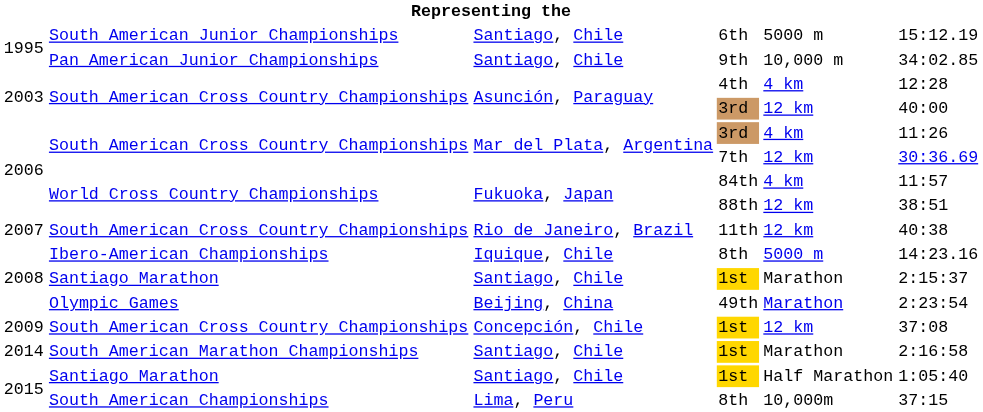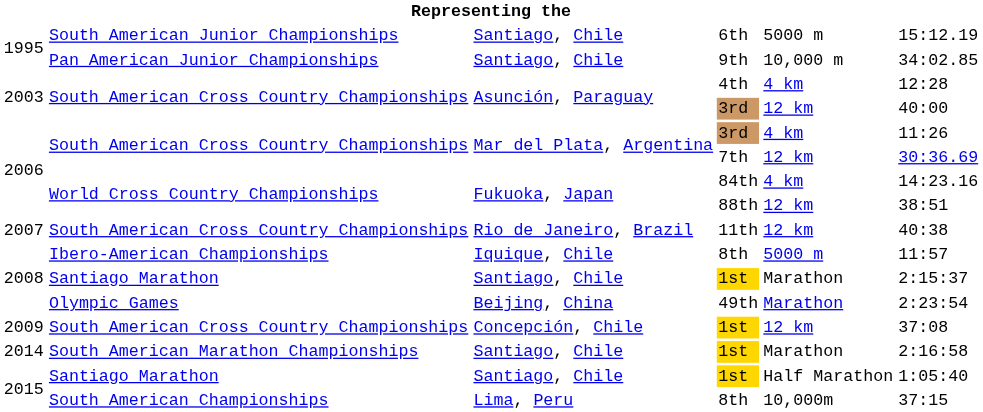(923, 182) 11:57 -> (938, 182) 14:23.16
(938, 255) 14:23.16 -> (923, 255) 11:57
